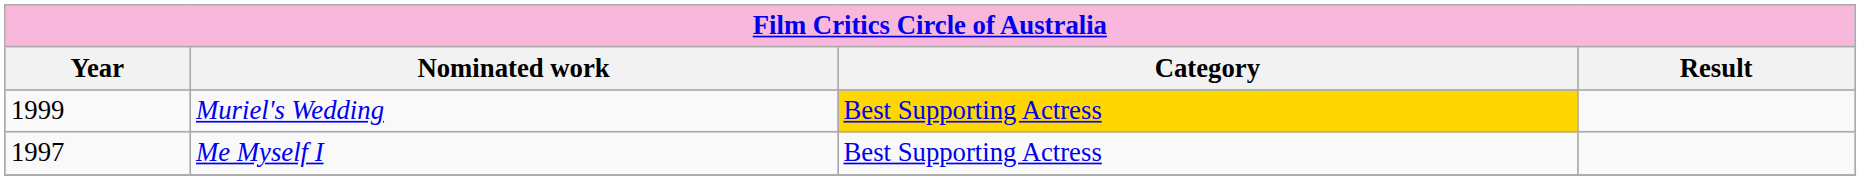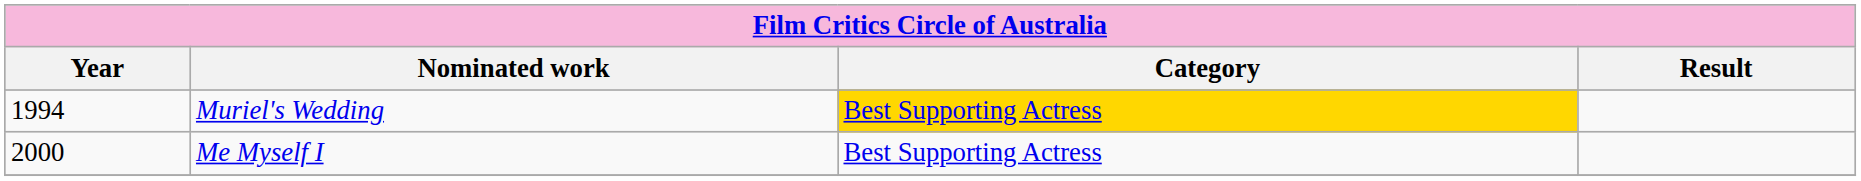(38, 110) 1999 -> (38, 110) 1994
(38, 152) 1997 -> (38, 152) 2000
